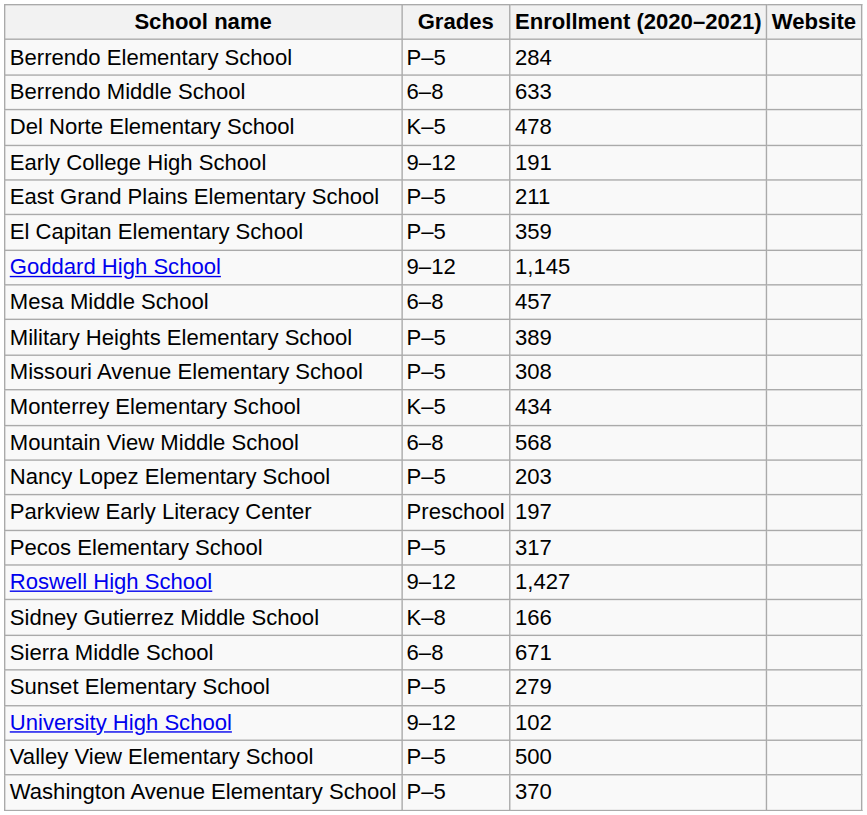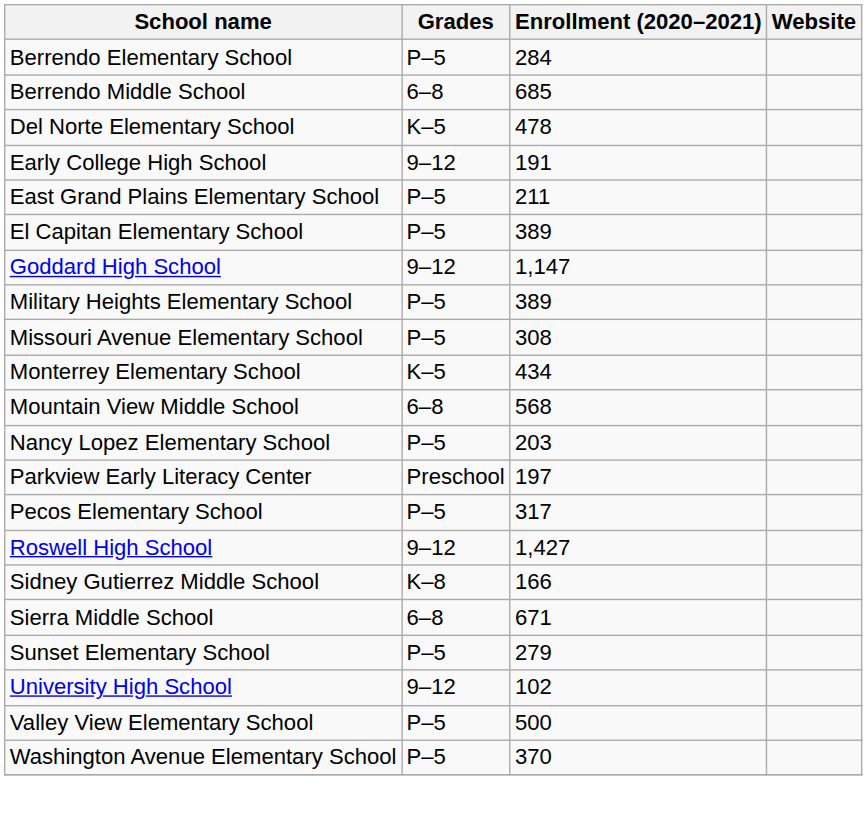(533, 92) 633 -> (533, 92) 685
(533, 232) 359 -> (533, 232) 389
(543, 267) 1,145 -> (543, 267) 1,147
- row: (109, 302)
